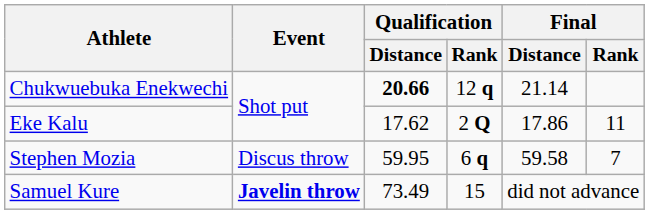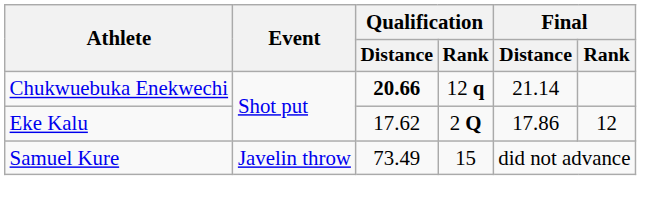(616, 123) 11 -> (607, 123) 12
- row: (73, 158)
(299, 192) bold -> (294, 158) normal
